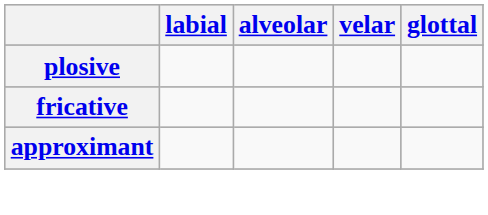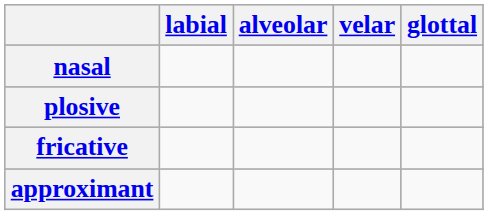+ row: (82, 65)
